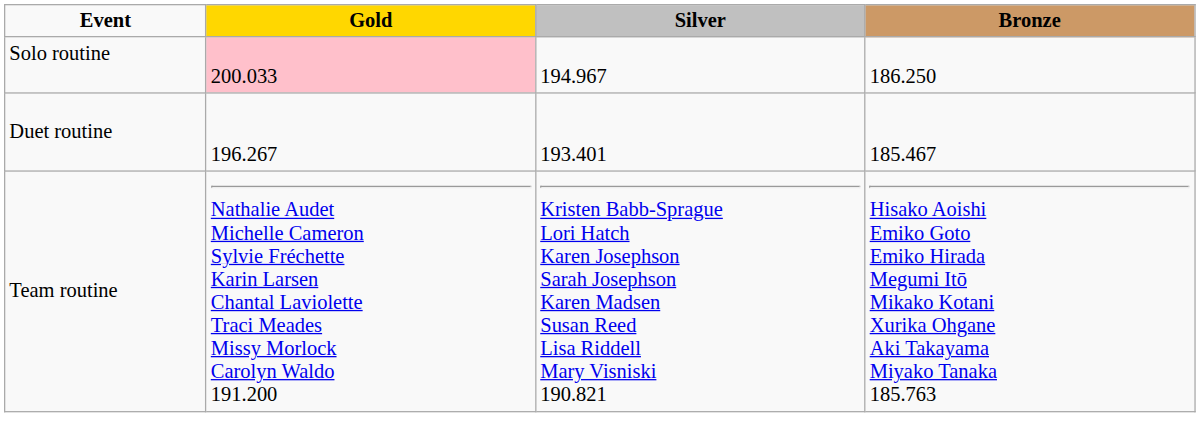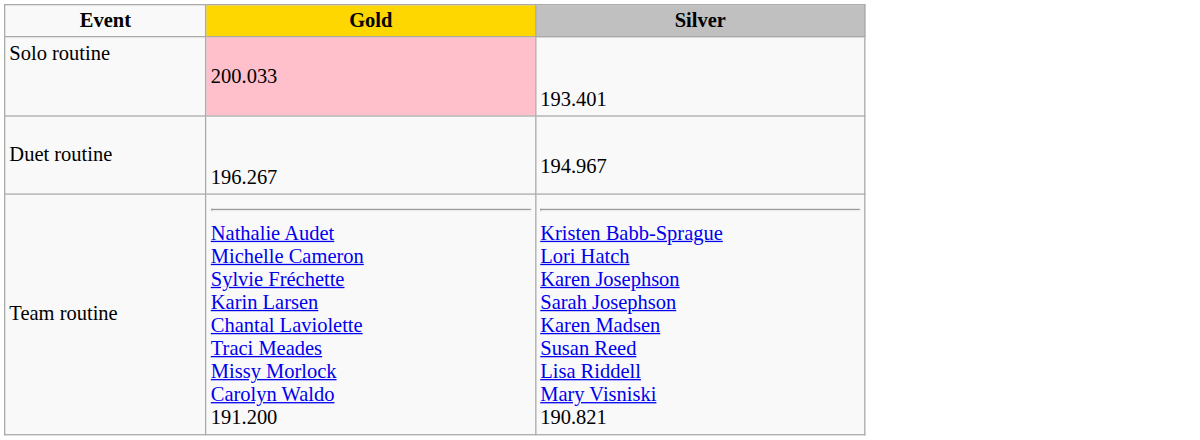- column: (1030, 20)
(574, 76) 194.967 -> (574, 99) 193.401
(574, 154) 193.401 -> (574, 166) 194.967
